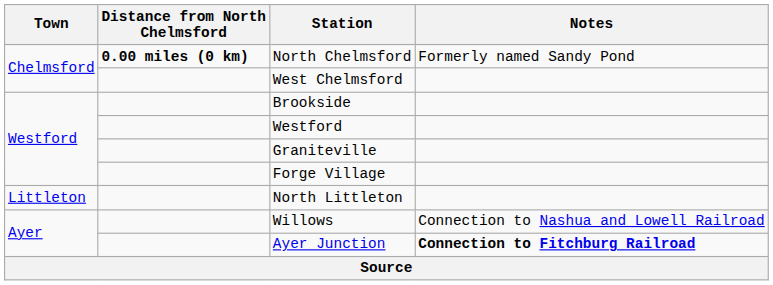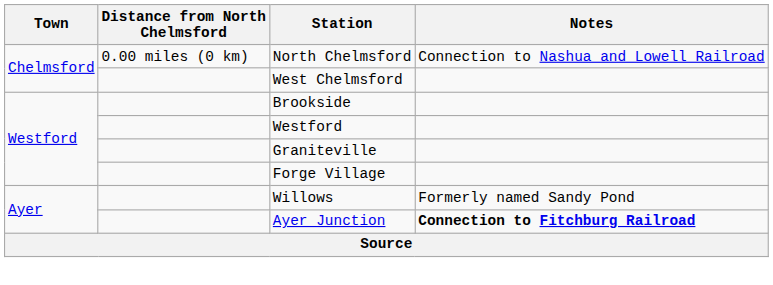(175, 56) bold -> (175, 56) normal
(527, 56) Formerly named Sandy Pond -> (591, 56) Connection to Nashua and Lowell Railroad
- row: (338, 198)
(591, 221) Connection to Nashua and Lowell Railroad -> (527, 198) Formerly named Sandy Pond
